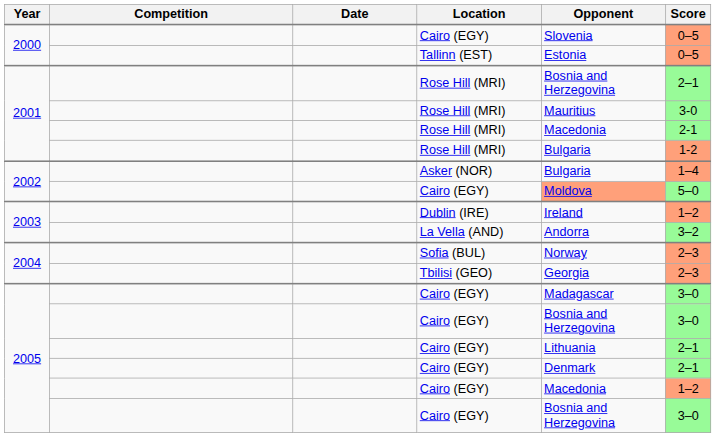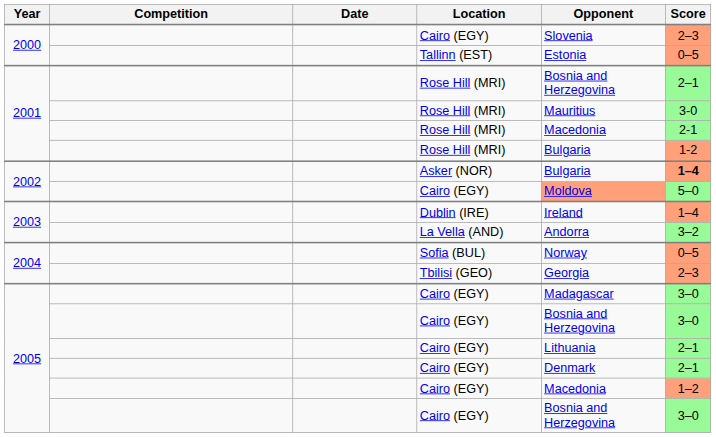(688, 35) 0–5 -> (688, 35) 2–3
(688, 171) normal -> (688, 171) bold
(688, 212) 1–2 -> (688, 212) 1–4
(688, 253) 2–3 -> (688, 253) 0–5
